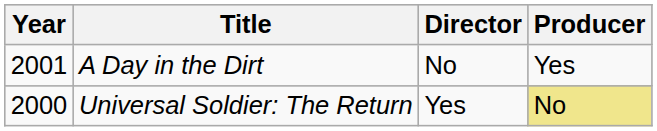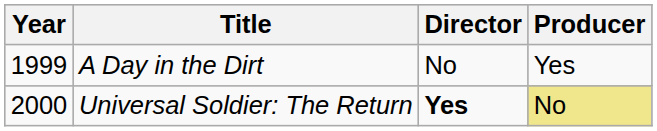(39, 65) 2001 -> (39, 65) 1999
(445, 105) normal -> (446, 105) bold
